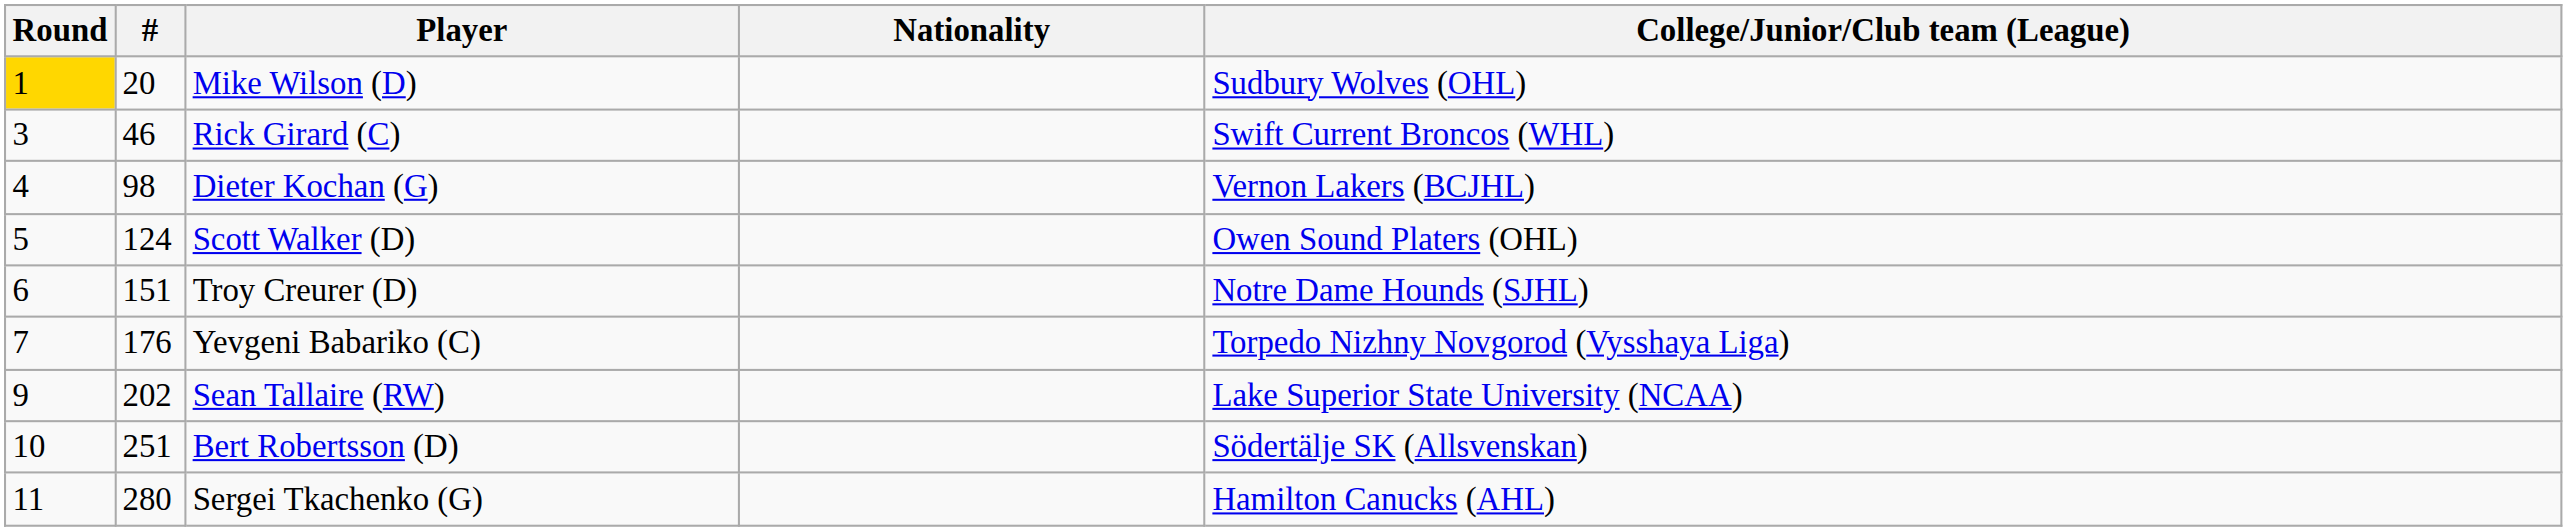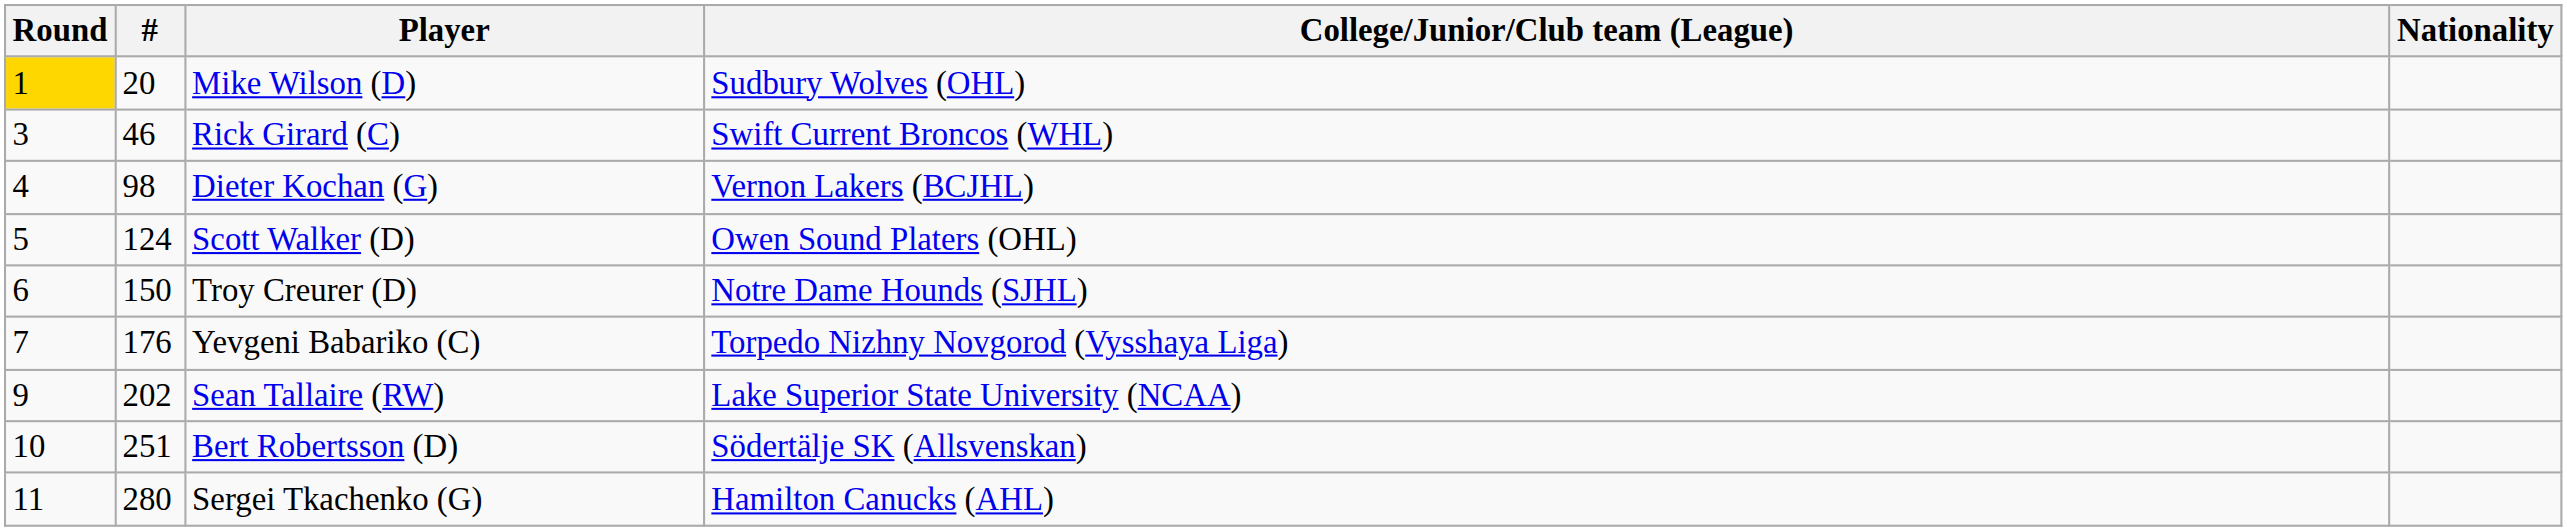columns swapped: (972, 30) <-> (1883, 30)
(147, 290) 151 -> (147, 290) 150
